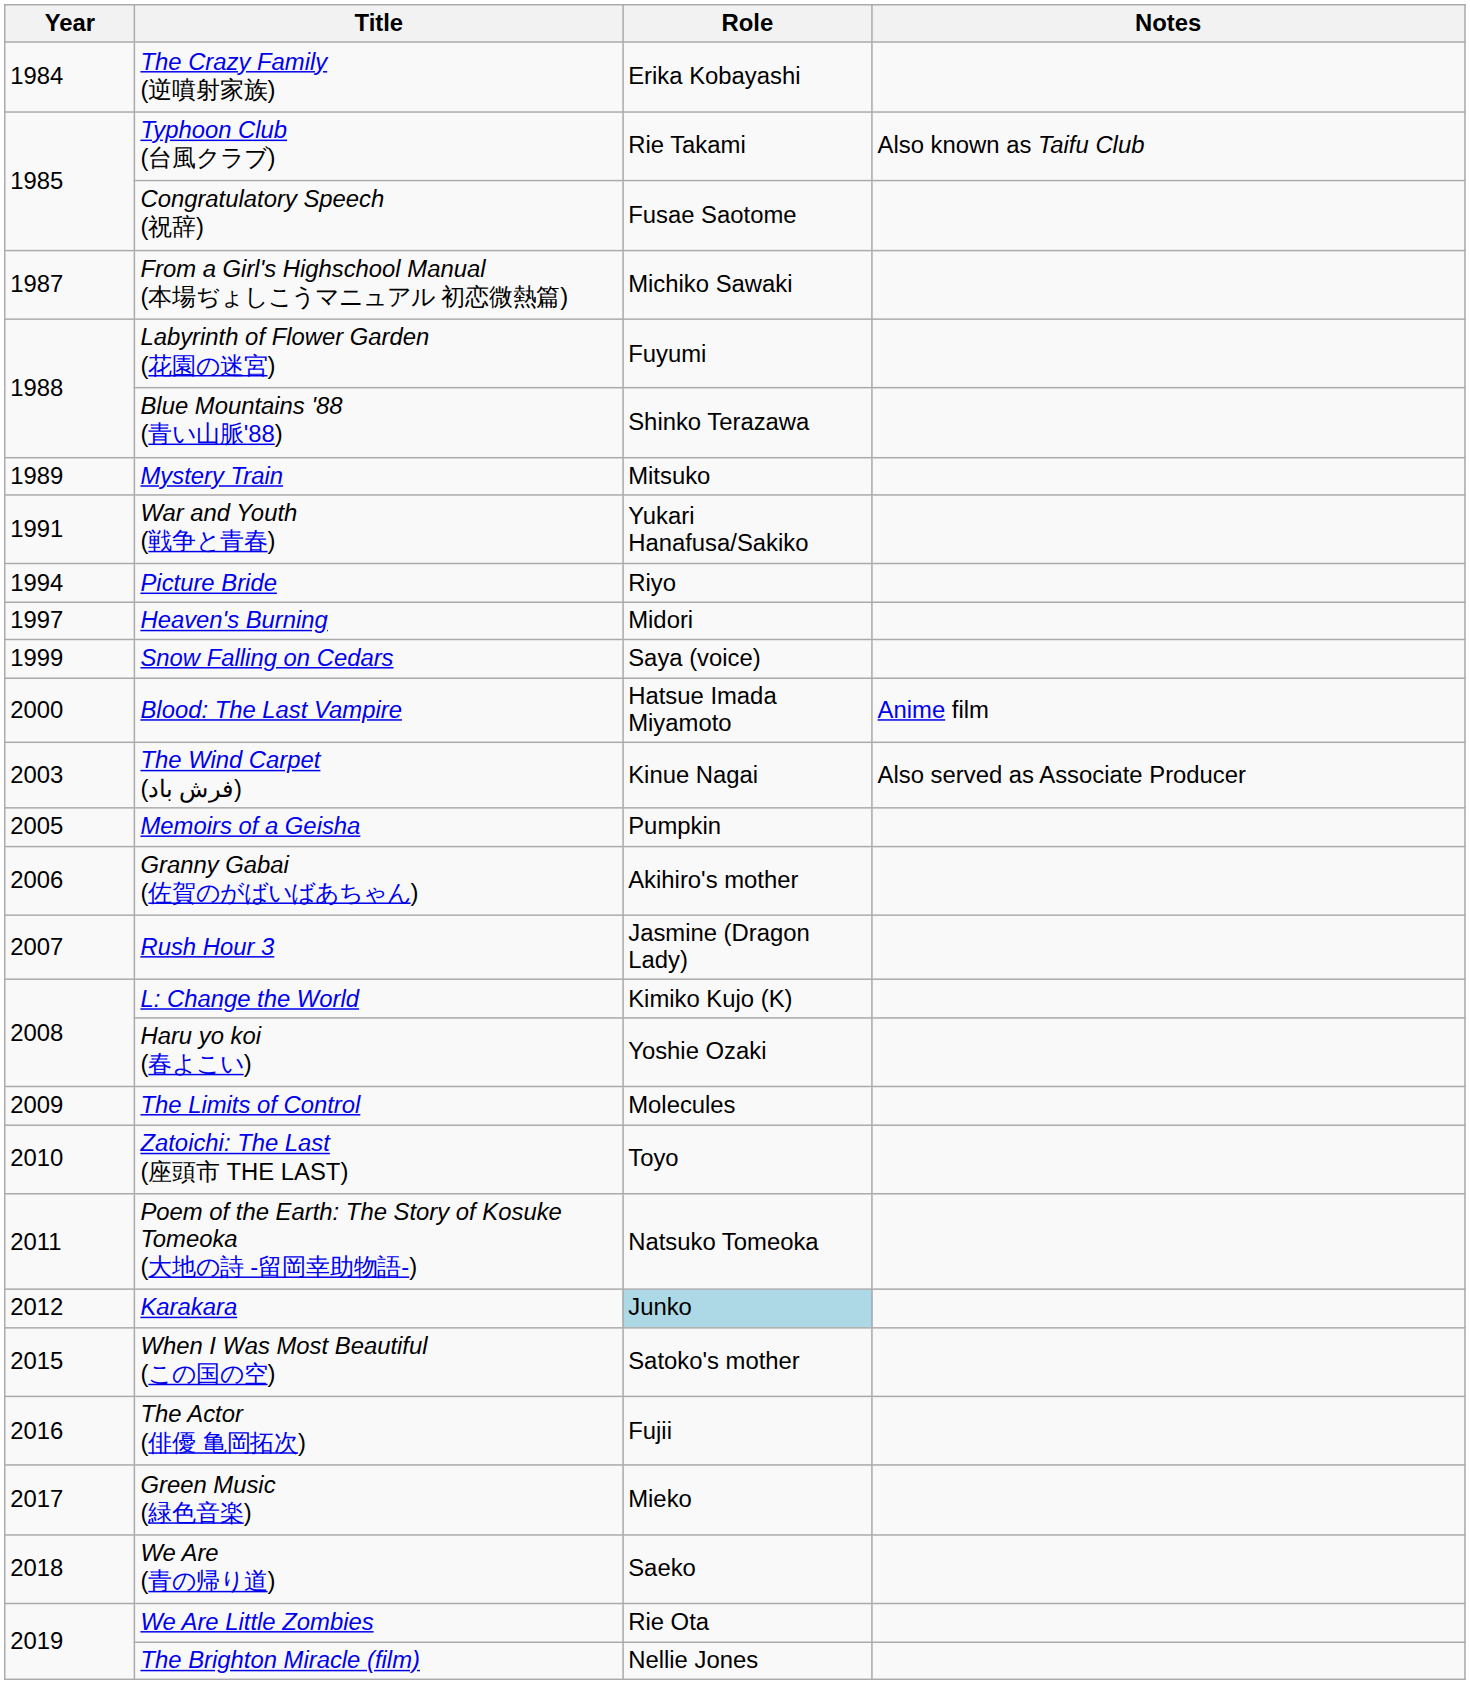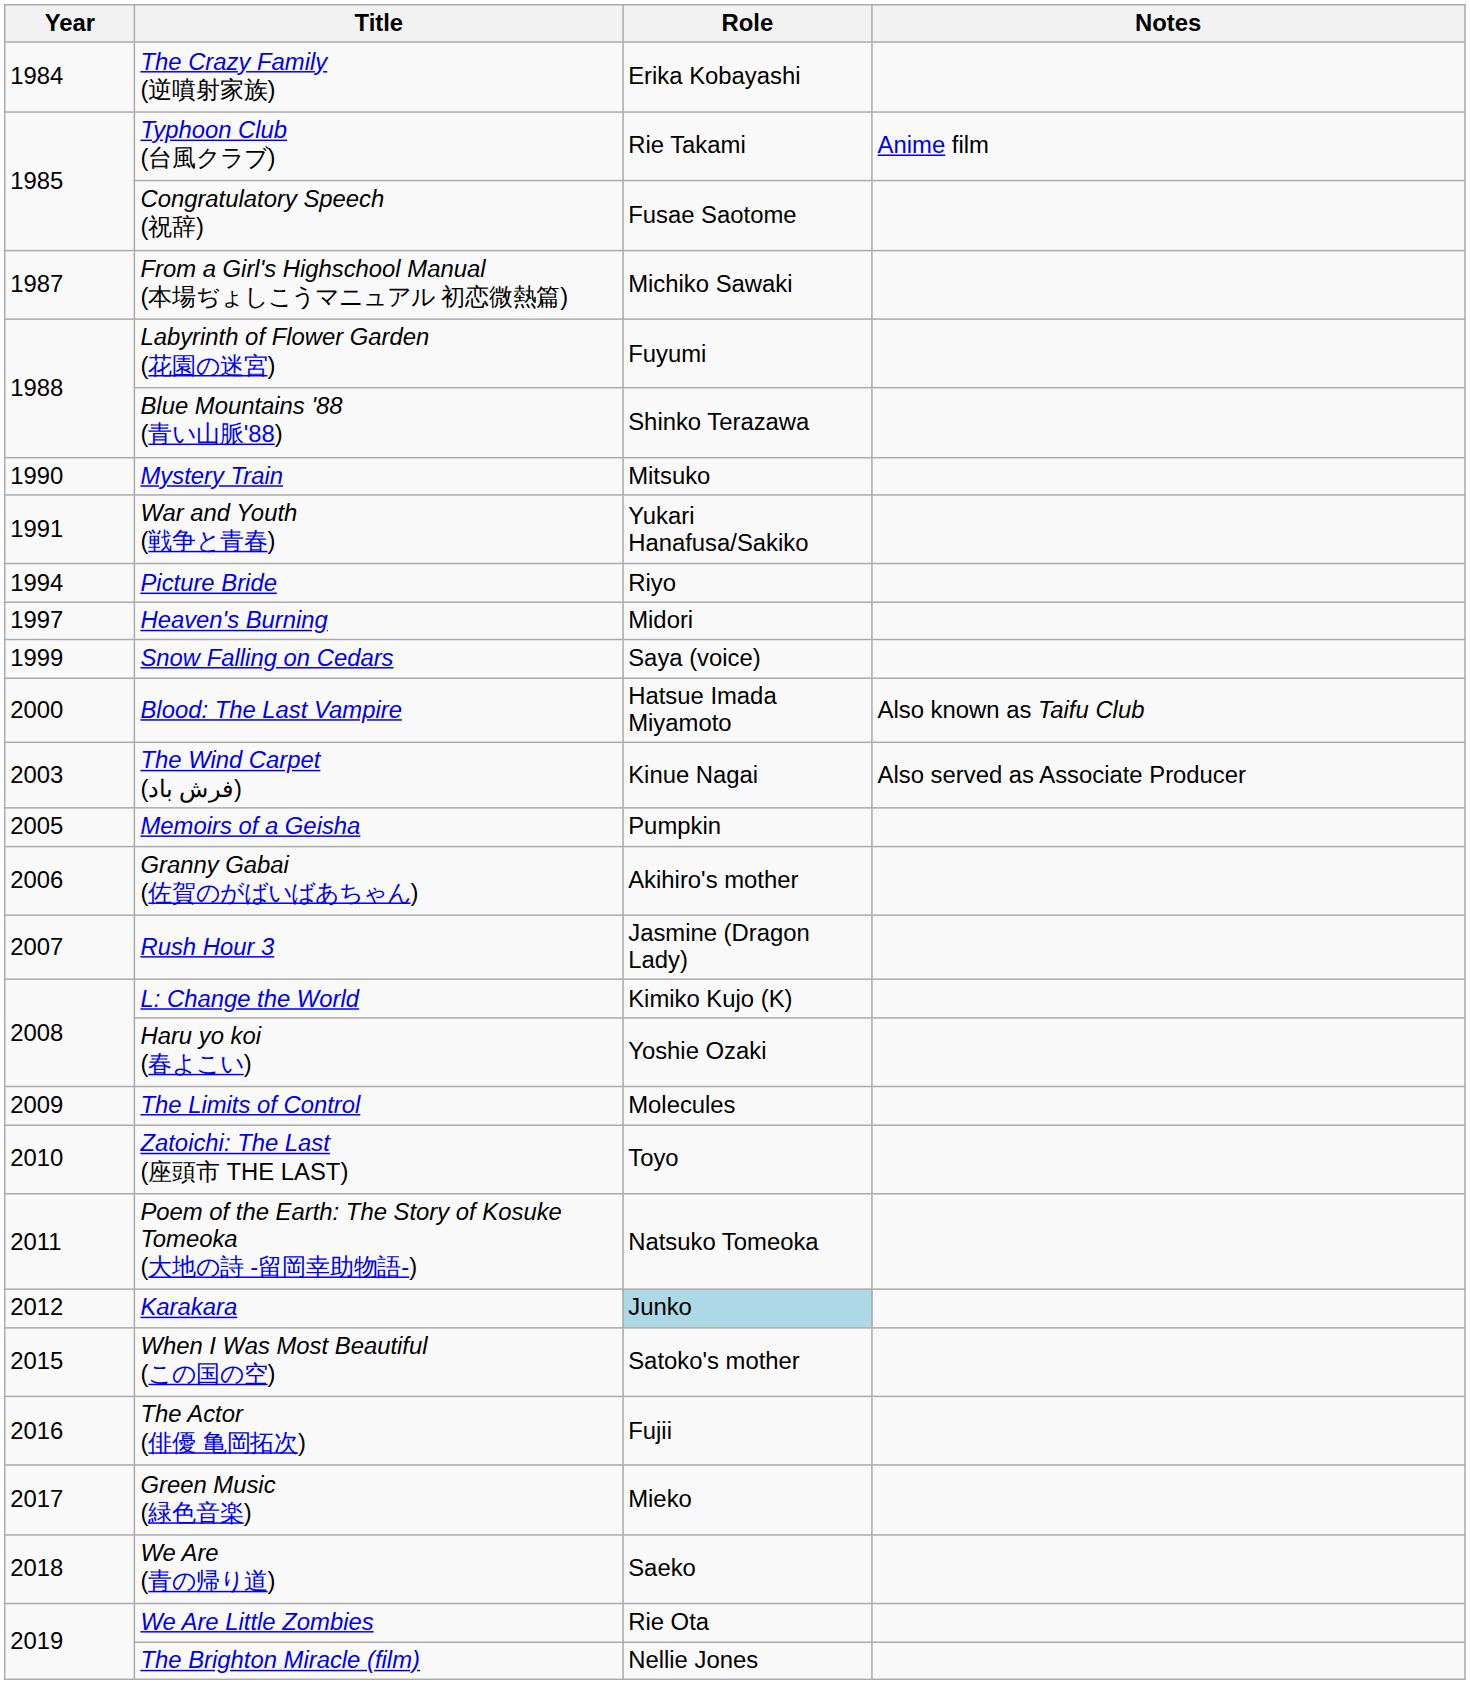(1011, 145) Also known as Taifu Club -> (933, 145) Anime film
(37, 475) 1989 -> (37, 475) 1990
(933, 709) Anime film -> (1011, 709) Also known as Taifu Club
